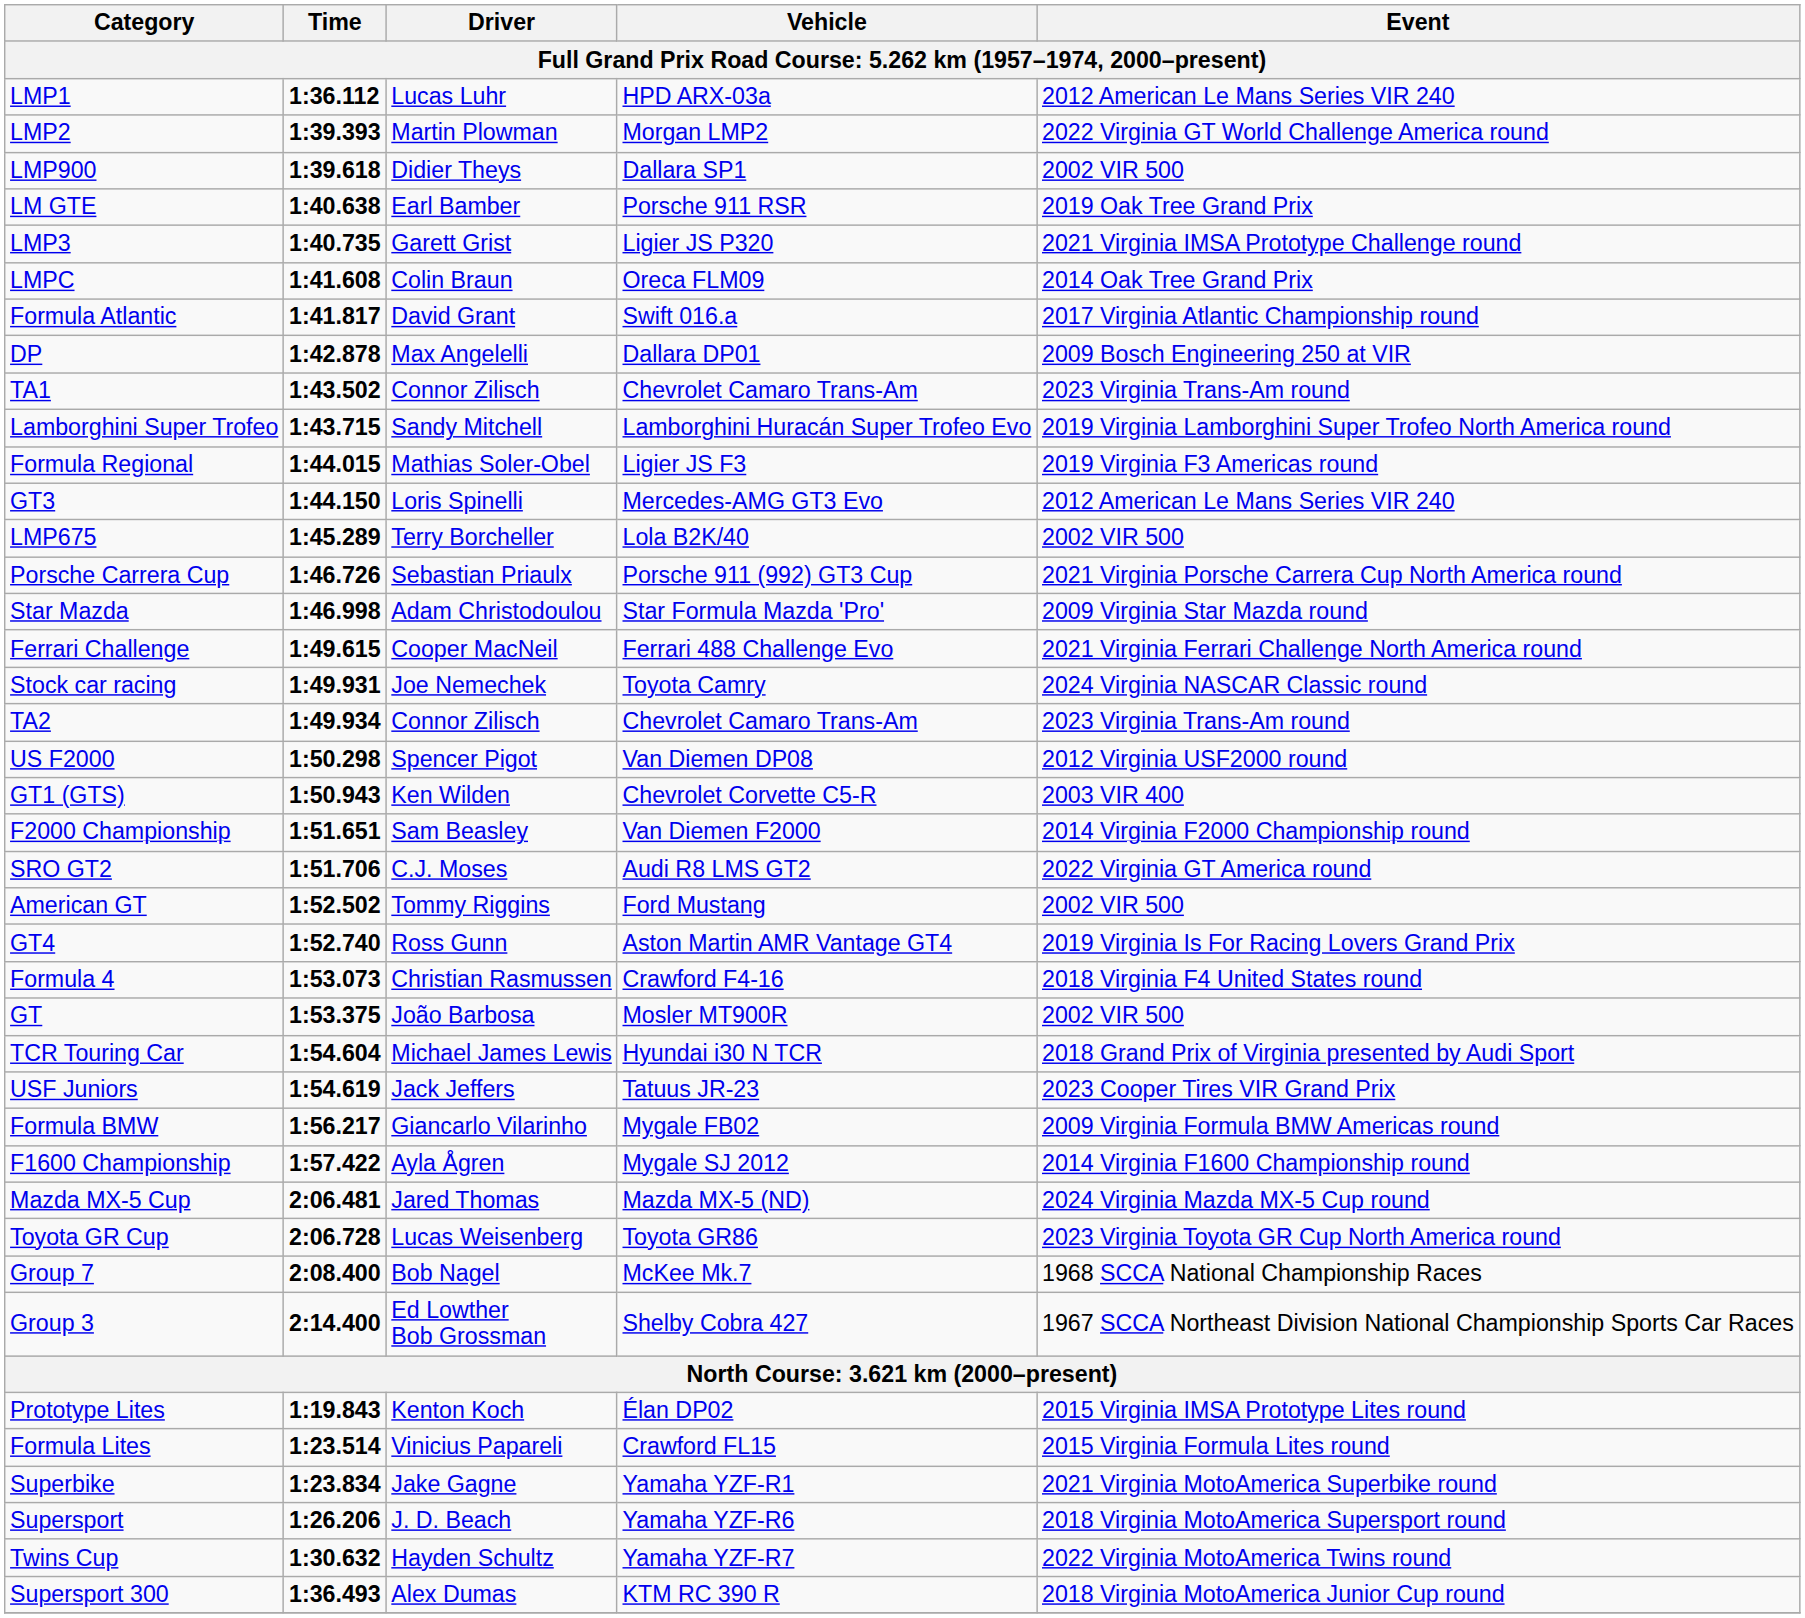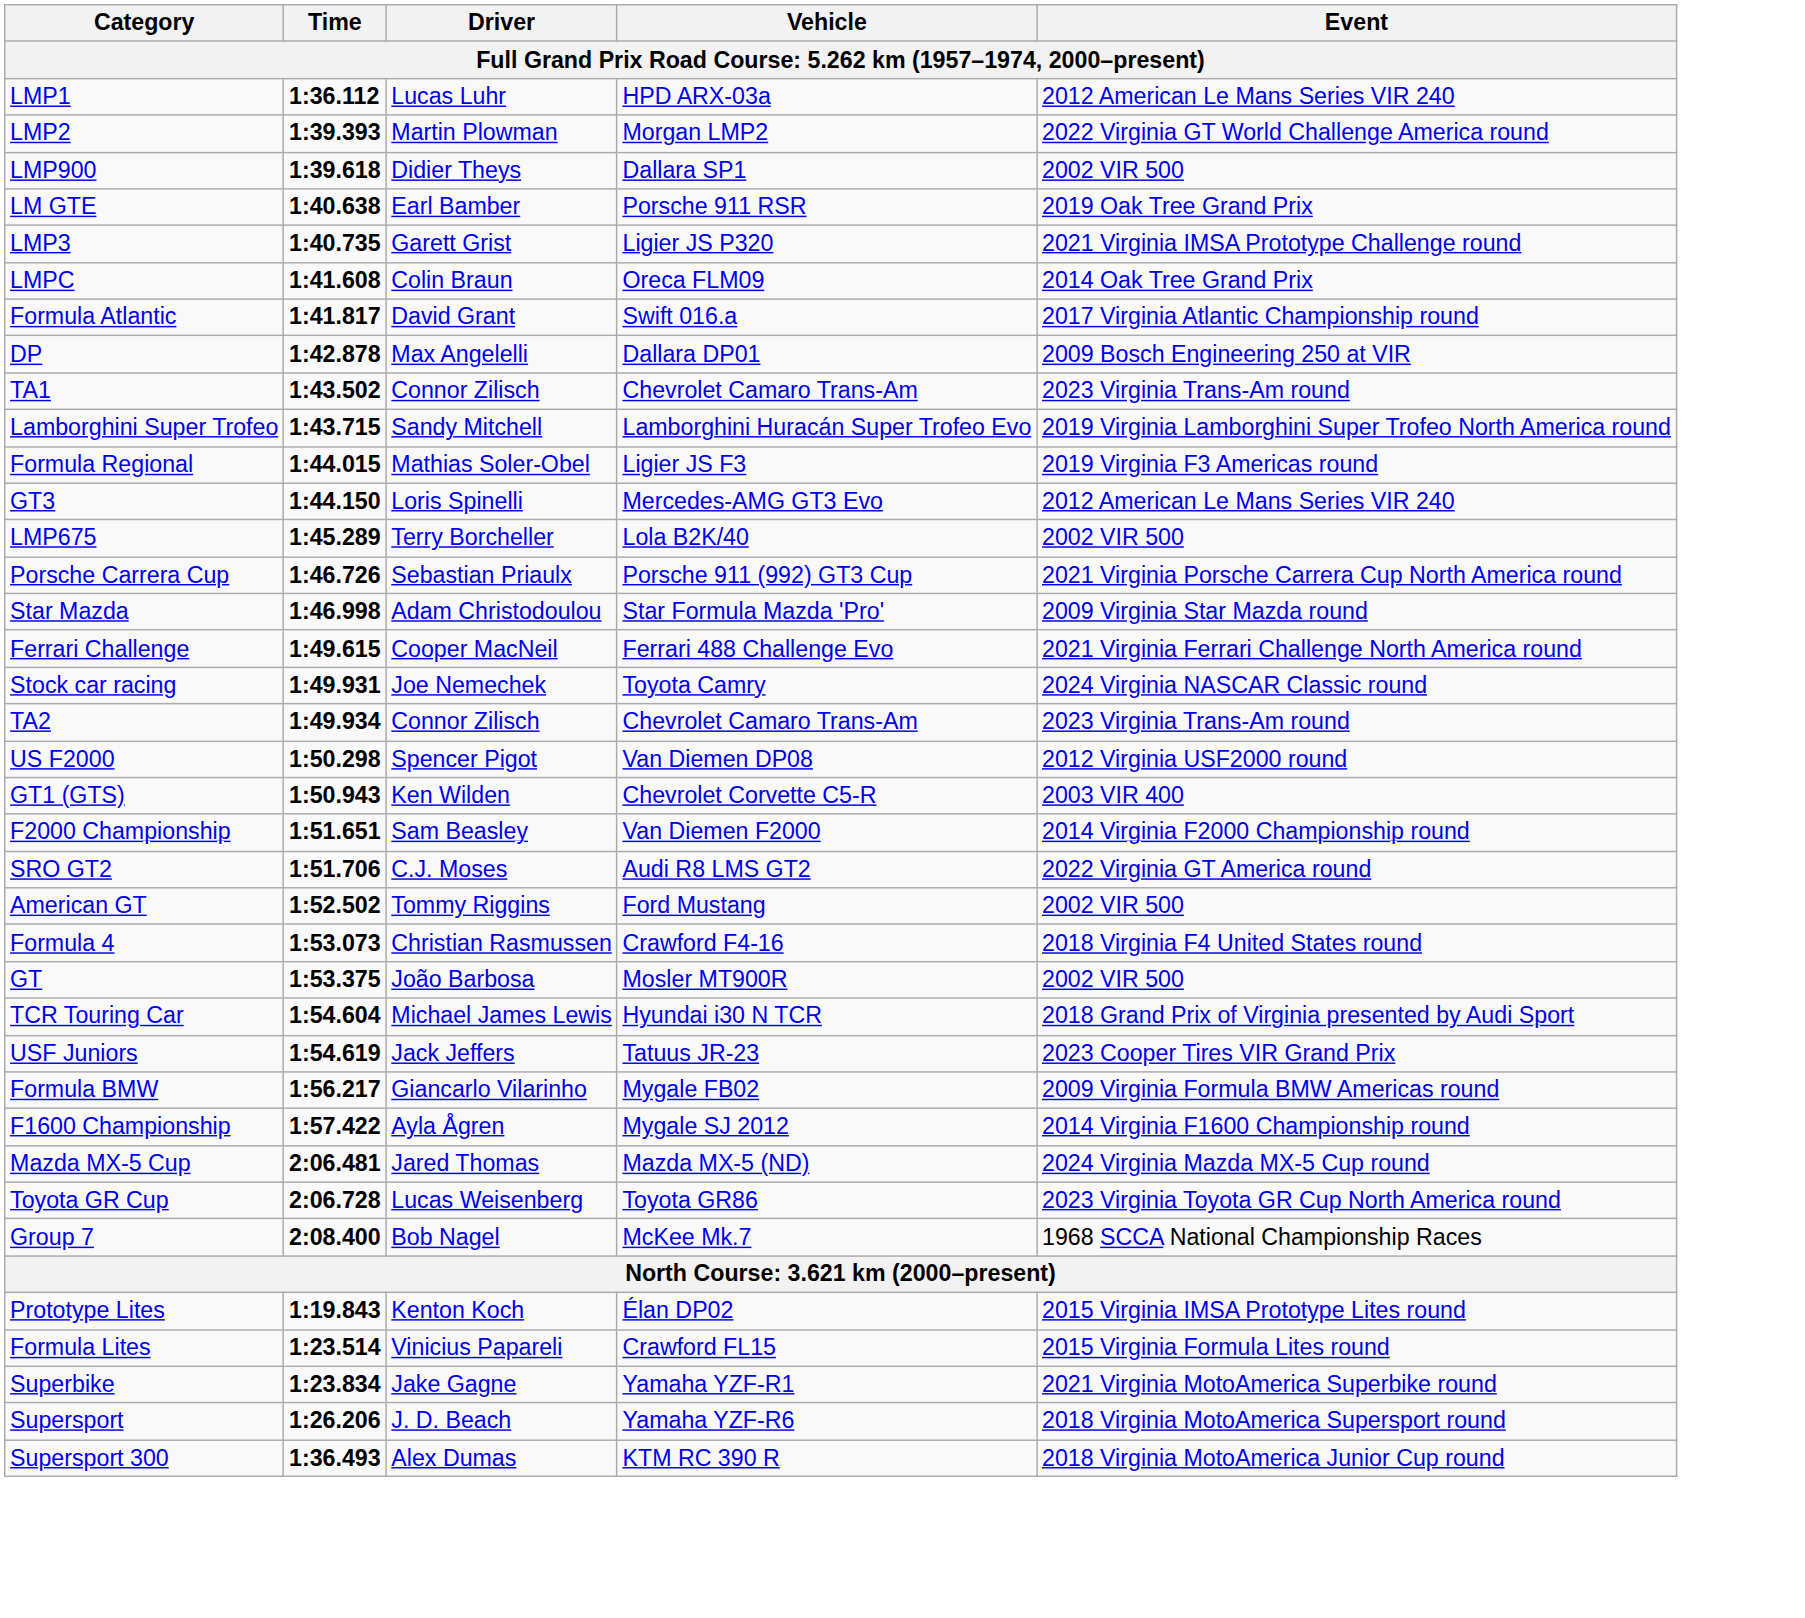- row: (33, 942)
- row: (52, 1323)
- row: (64, 1557)
